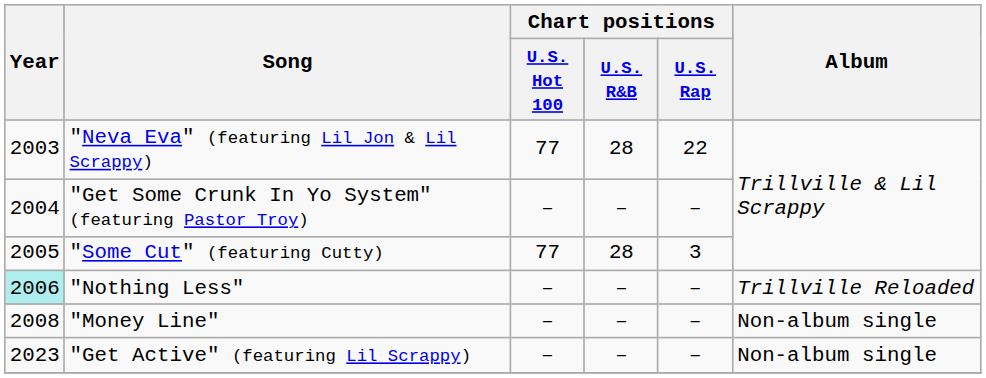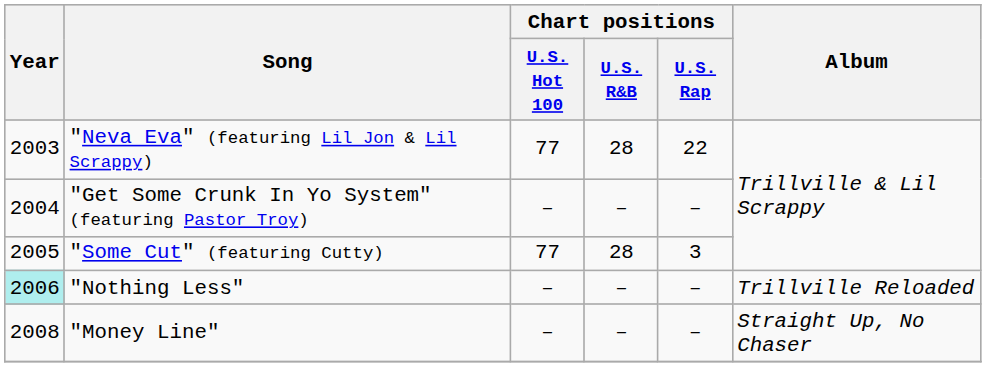(837, 321) Non-album single -> (831, 333) Straight Up, No Chaser
- row: (270, 355)
